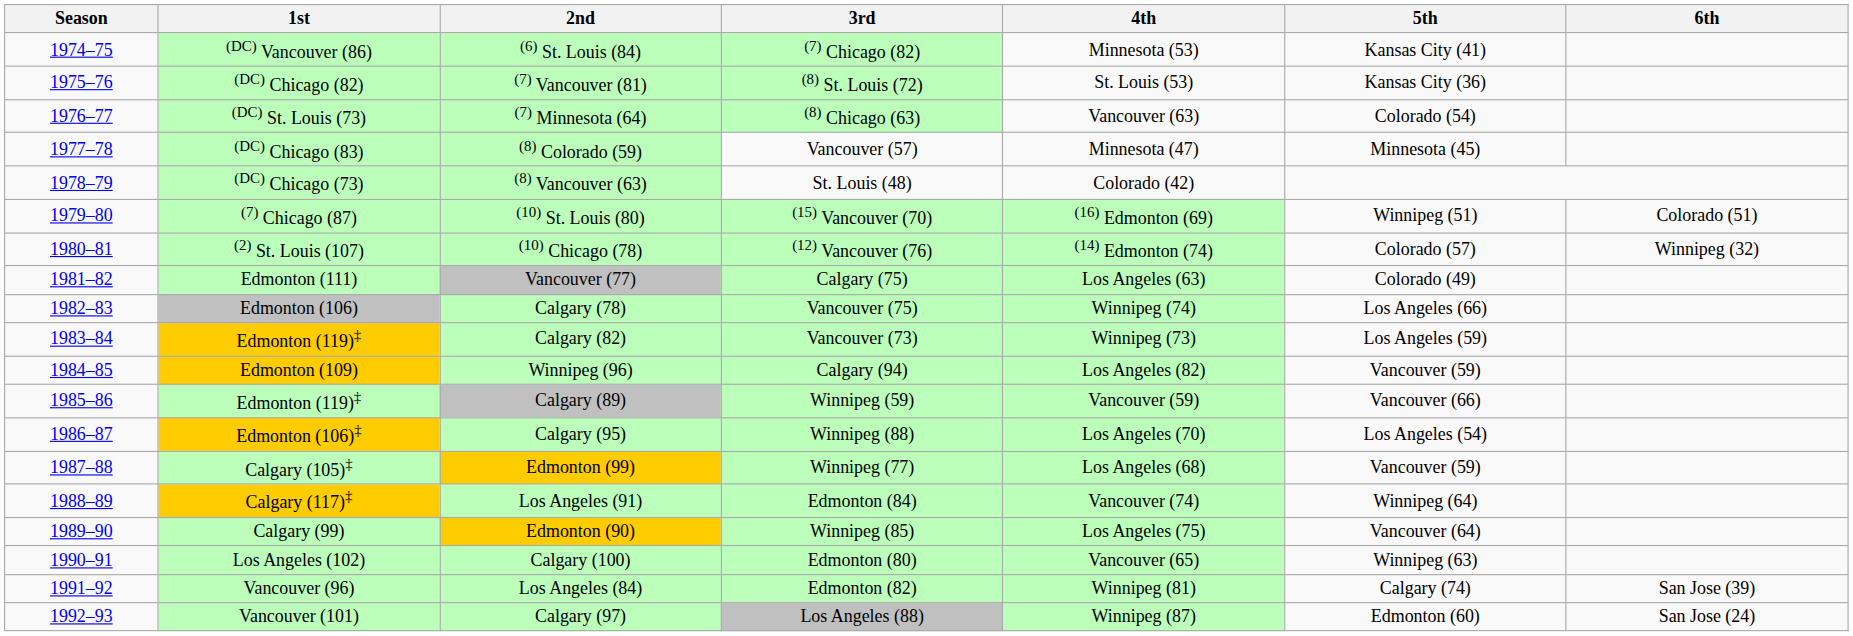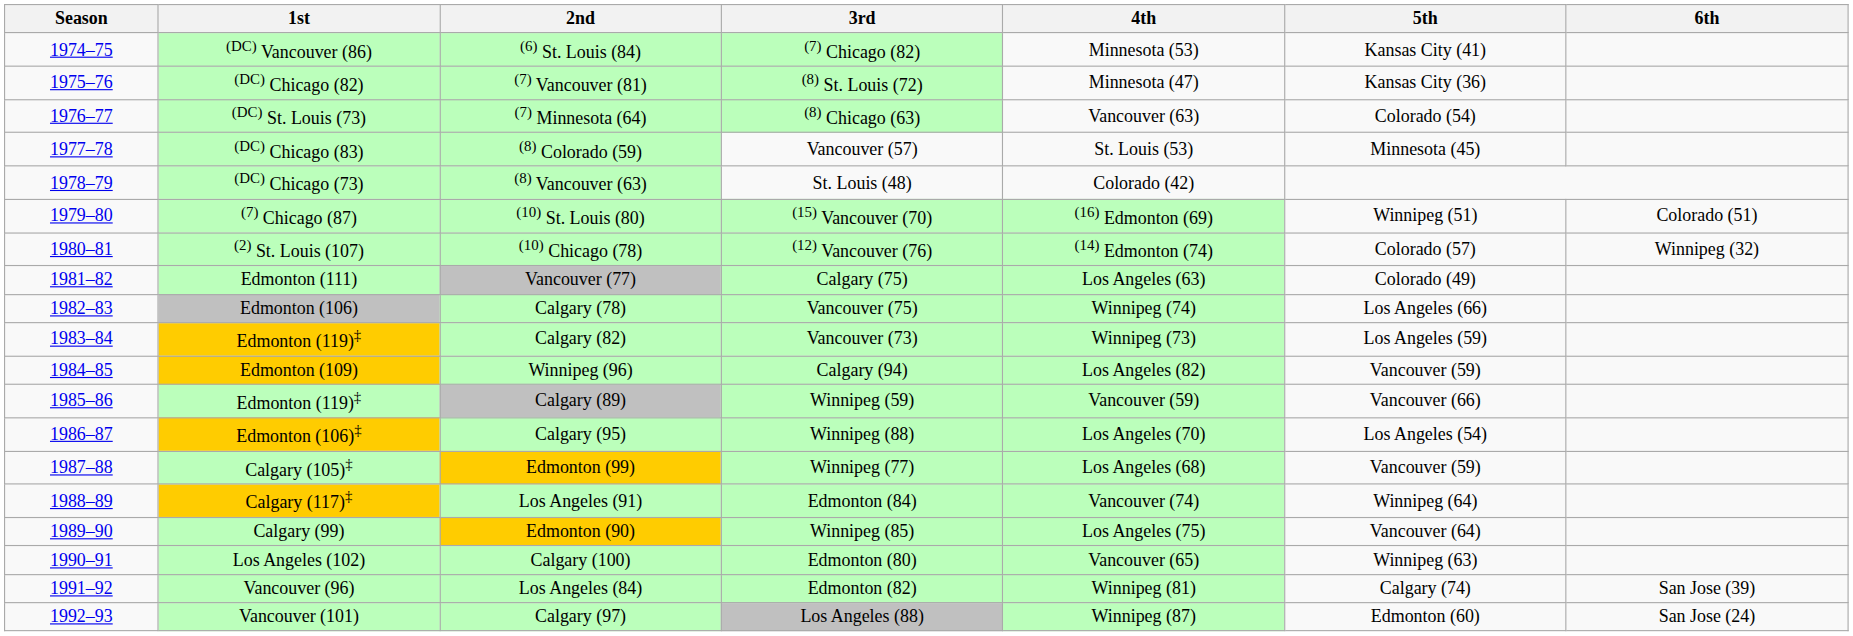(1144, 82) St. Louis (53) -> (1144, 82) Minnesota (47)
(1144, 149) Minnesota (47) -> (1144, 149) St. Louis (53)
